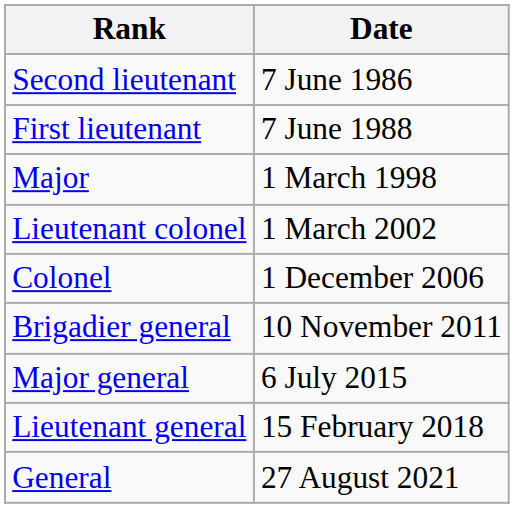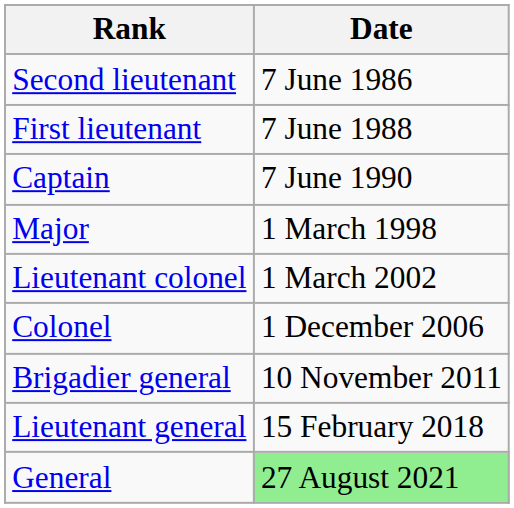+ row: (61, 178)
- row: (101, 377)
(360, 476) no background -> (360, 476) lightgreen background
